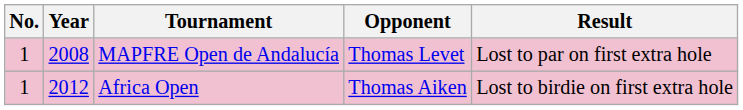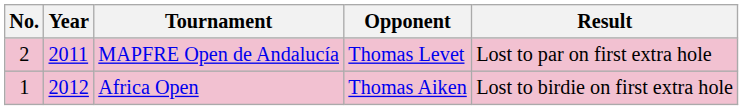(24, 54) 1 -> (24, 54) 2
(69, 54) 2008 -> (68, 54) 2011
